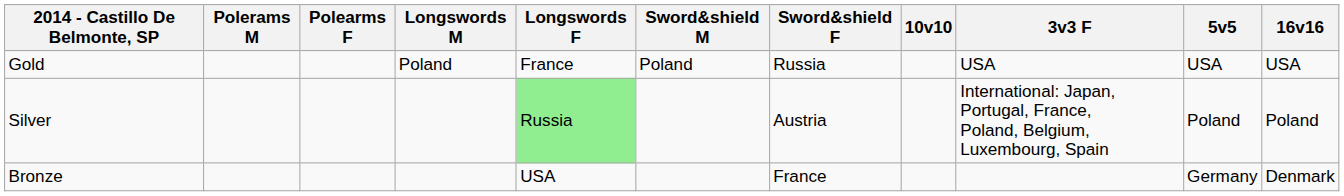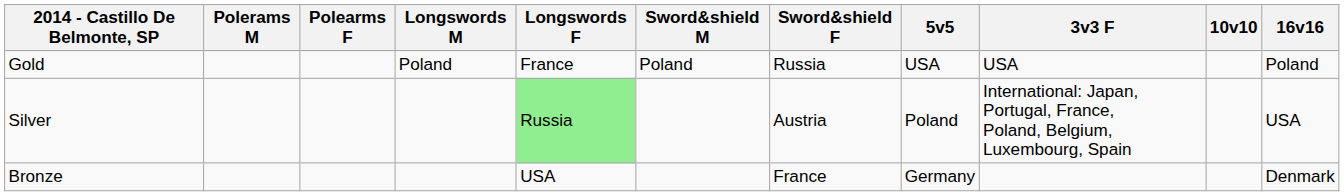columns swapped: (1222, 27) <-> (929, 27)
(1283, 64) USA -> (1292, 64) Poland
(1292, 120) Poland -> (1283, 120) USA
